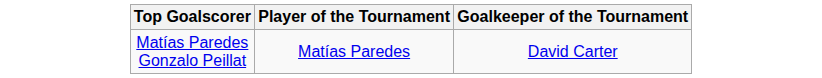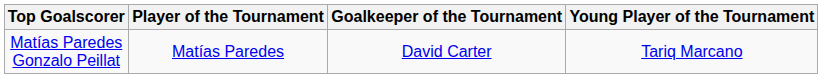+ column: (692, 17)
